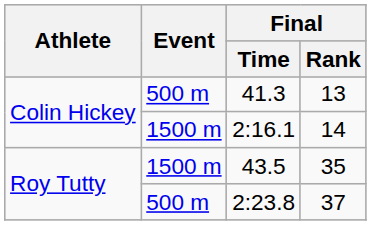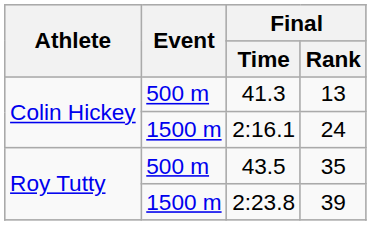(333, 130) 14 -> (333, 130) 24
(184, 166) 1500 m -> (178, 166) 500 m
(178, 202) 500 m -> (184, 202) 1500 m
(333, 202) 37 -> (333, 202) 39
